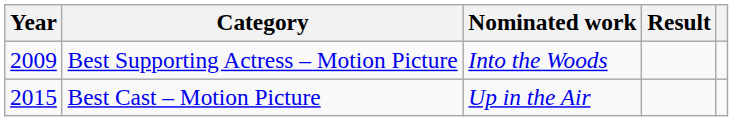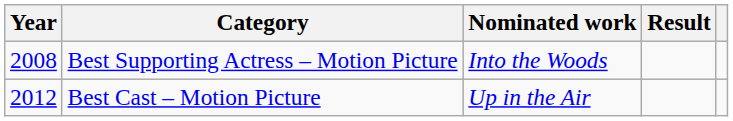(33, 60) 2009 -> (33, 60) 2008
(33, 97) 2015 -> (33, 97) 2012
